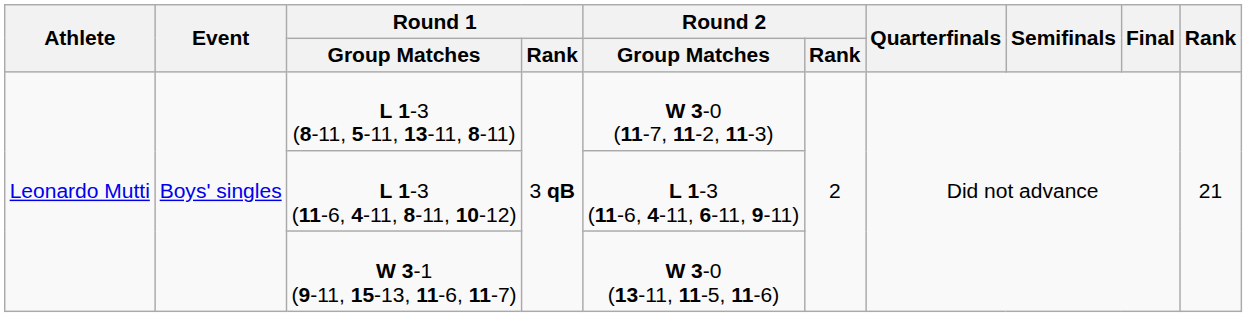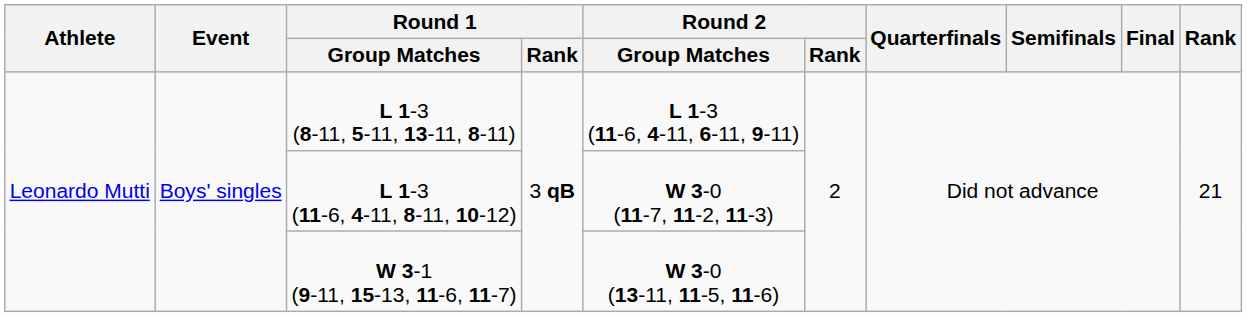(693, 123) W 3-0 (11-7, 11-2, 11-3) -> (693, 123) L 1-3 (11-6, 4-11, 6-11, 9-11)
(693, 203) L 1-3 (11-6, 4-11, 6-11, 9-11) -> (693, 203) W 3-0 (11-7, 11-2, 11-3)
